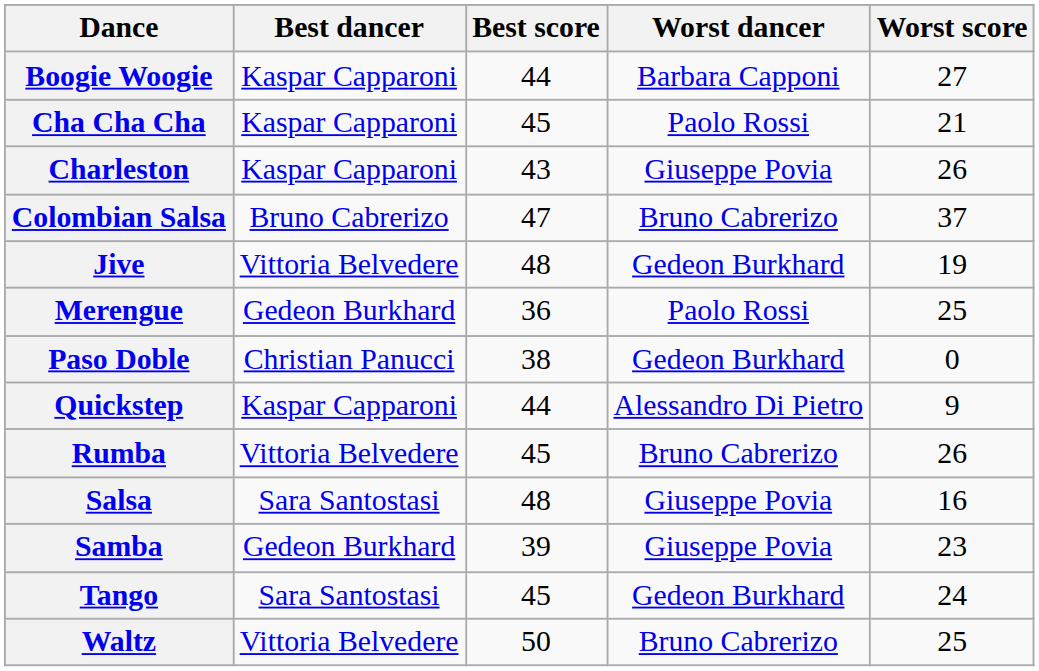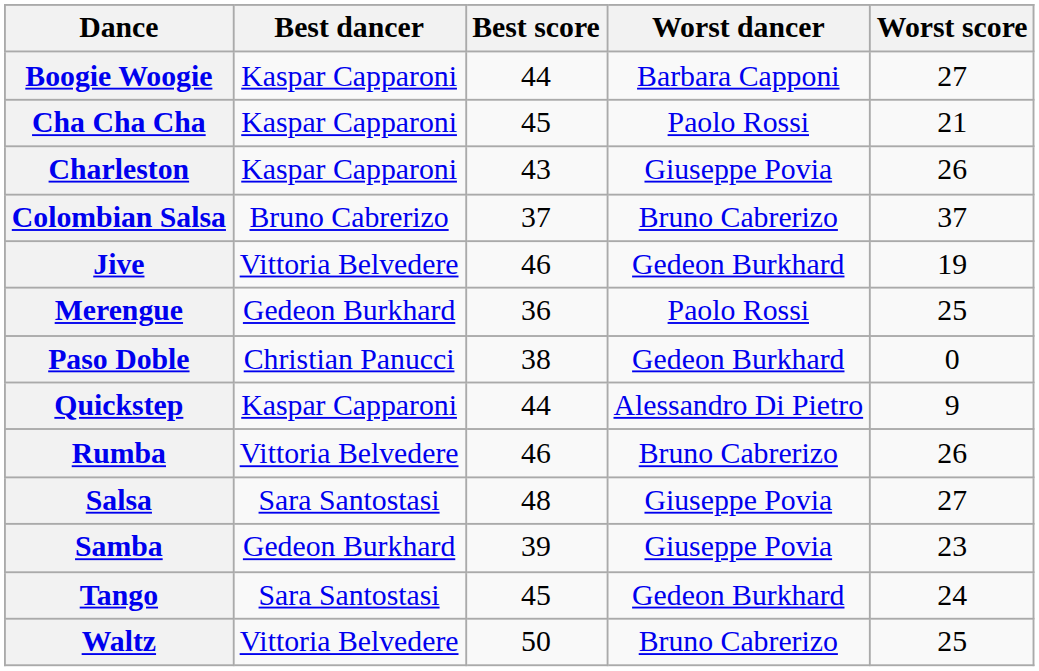(536, 216) 47 -> (536, 216) 37
(536, 264) 48 -> (536, 264) 46
(536, 452) 45 -> (536, 452) 46
(952, 500) 16 -> (952, 500) 27
